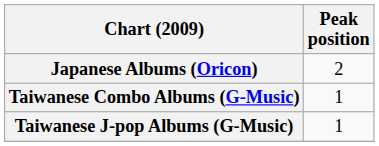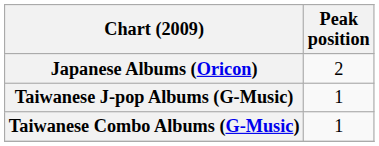rows swapped: (154, 97) <-> (154, 126)
